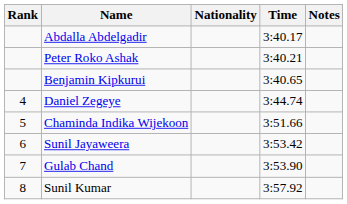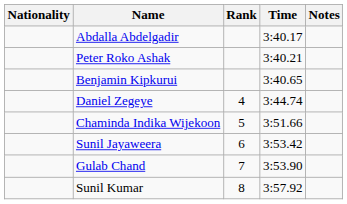columns swapped: (23, 15) <-> (226, 15)
